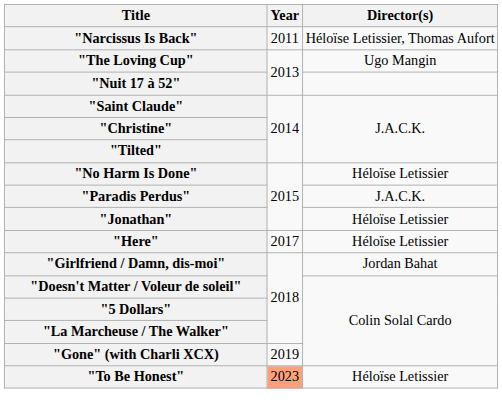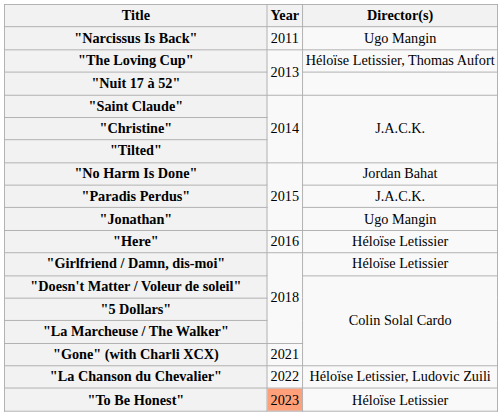(400, 38) Héloïse Letissier, Thomas Aufort -> (400, 38) Ugo Mangin
(400, 60) Ugo Mangin -> (400, 60) Héloïse Letissier, Thomas Aufort
(400, 173) Héloïse Letissier -> (400, 173) Jordan Bahat
(400, 219) Héloïse Letissier -> (400, 219) Ugo Mangin
(285, 241) 2017 -> (285, 241) 2016
(400, 264) Jordan Bahat -> (400, 264) Héloïse Letissier
(285, 354) 2019 -> (285, 354) 2021
+ row: (136, 377)
